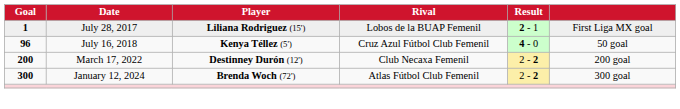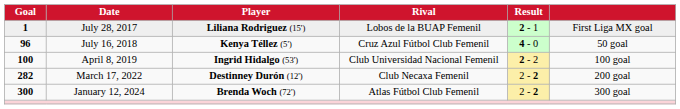+ row: (109, 60)
(25, 60) 200 -> (25, 76) 282
